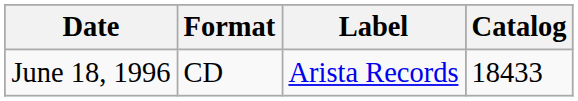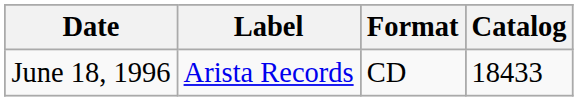columns swapped: (373, 27) <-> (229, 27)
